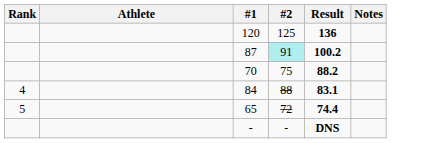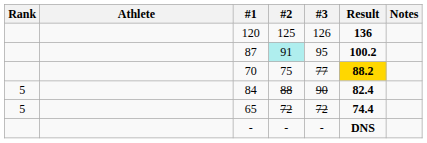+ column: (322, 14)
(327, 71) no background -> (363, 71) gold background
(22, 90) 4 -> (22, 90) 5
(327, 90) 83.1 -> (363, 90) 82.4
